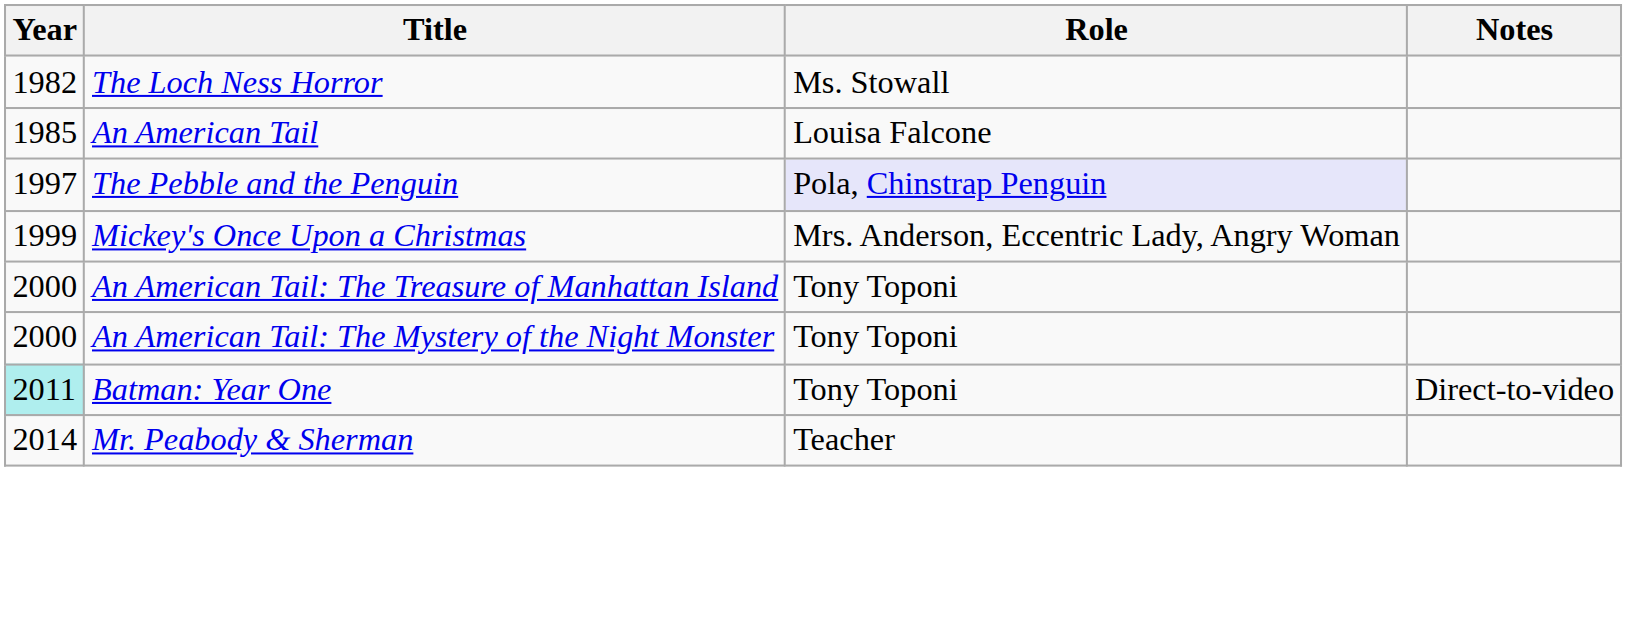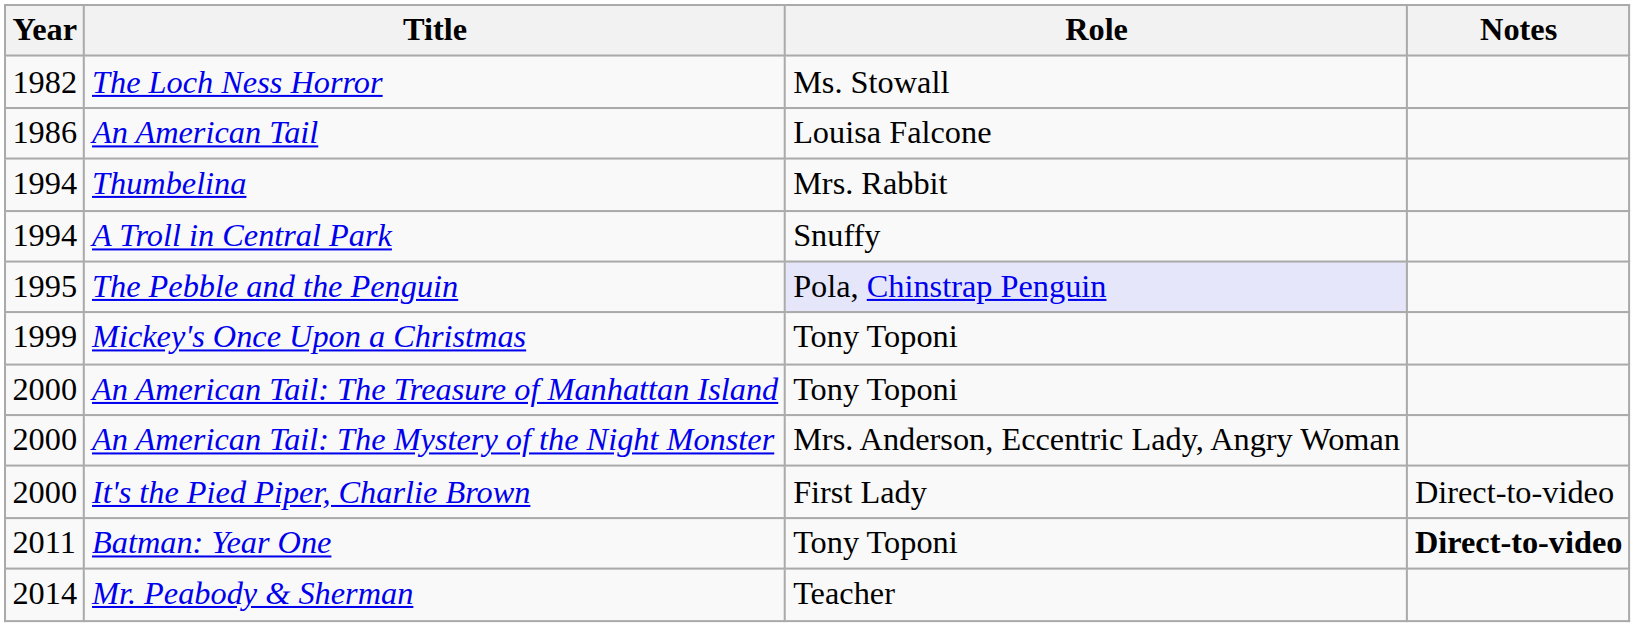(45, 132) 1985 -> (45, 132) 1986
+ row: (169, 183)
+ row: (242, 235)
(45, 183) 1997 -> (45, 286) 1995
(1097, 235) Mrs. Anderson, Eccentric Lady, Angry Woman -> (875, 337) Tony Toponi
(875, 337) Tony Toponi -> (1097, 440) Mrs. Anderson, Eccentric Lady, Angry Woman
+ row: (311, 491)
(44, 388) paleturquoise background -> (44, 542) no background
(1514, 388) normal -> (1519, 542) bold
